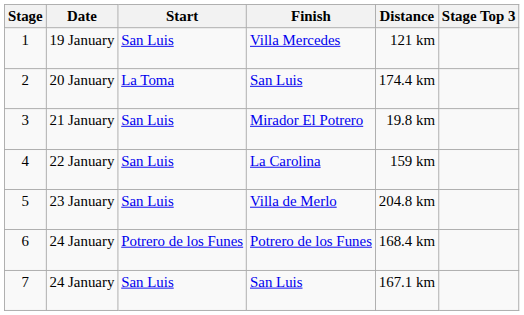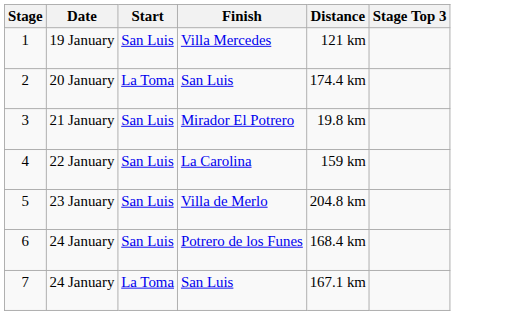(182, 241) Potrero de los Funes -> (147, 241) San Luis
(147, 281) San Luis -> (148, 281) La Toma
